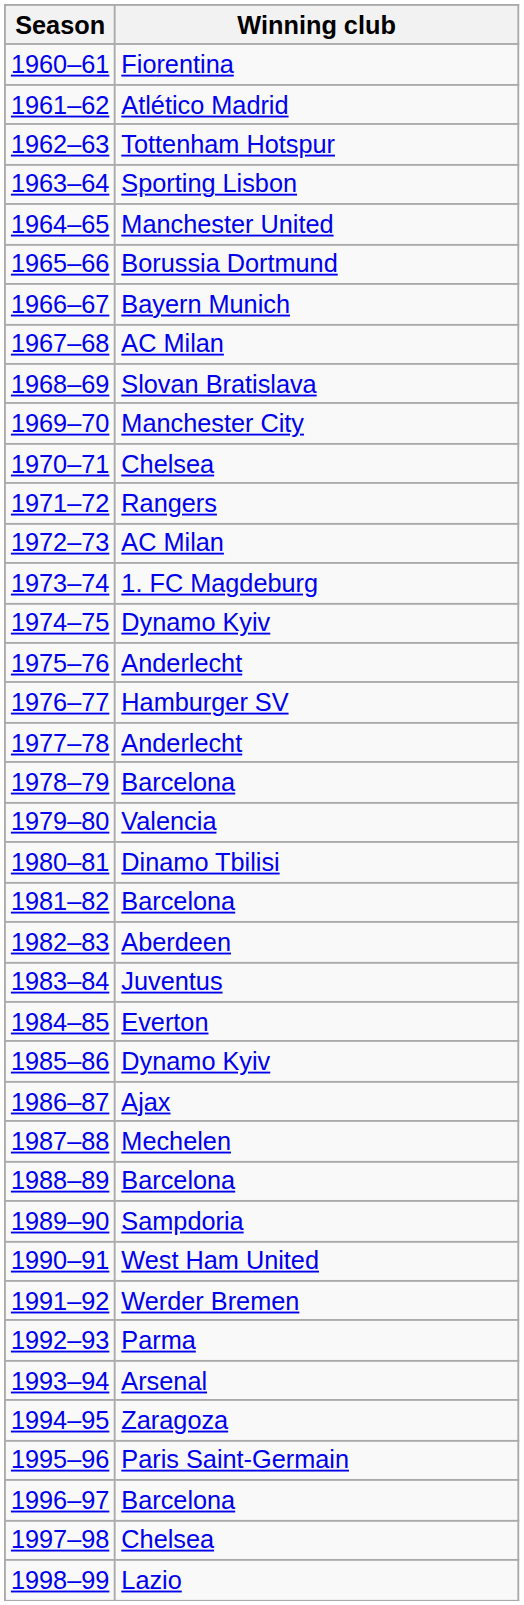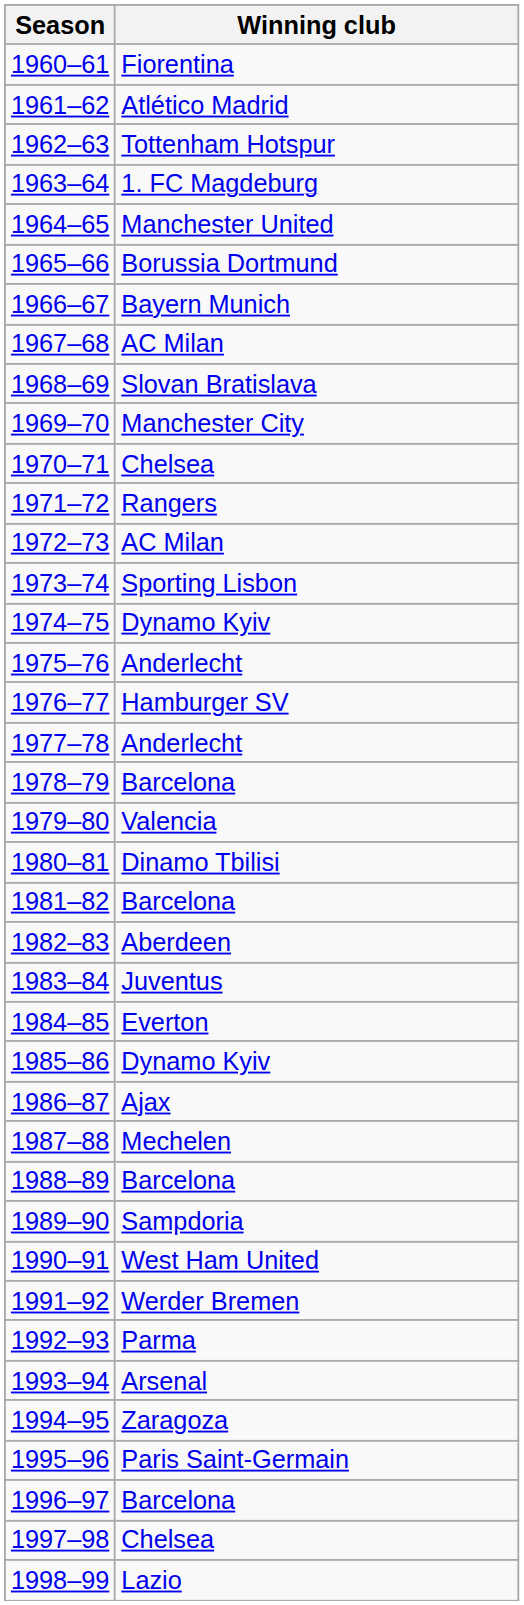(209, 184) Sporting Lisbon -> (220, 184) 1. FC Magdeburg
(220, 583) 1. FC Magdeburg -> (209, 583) Sporting Lisbon
